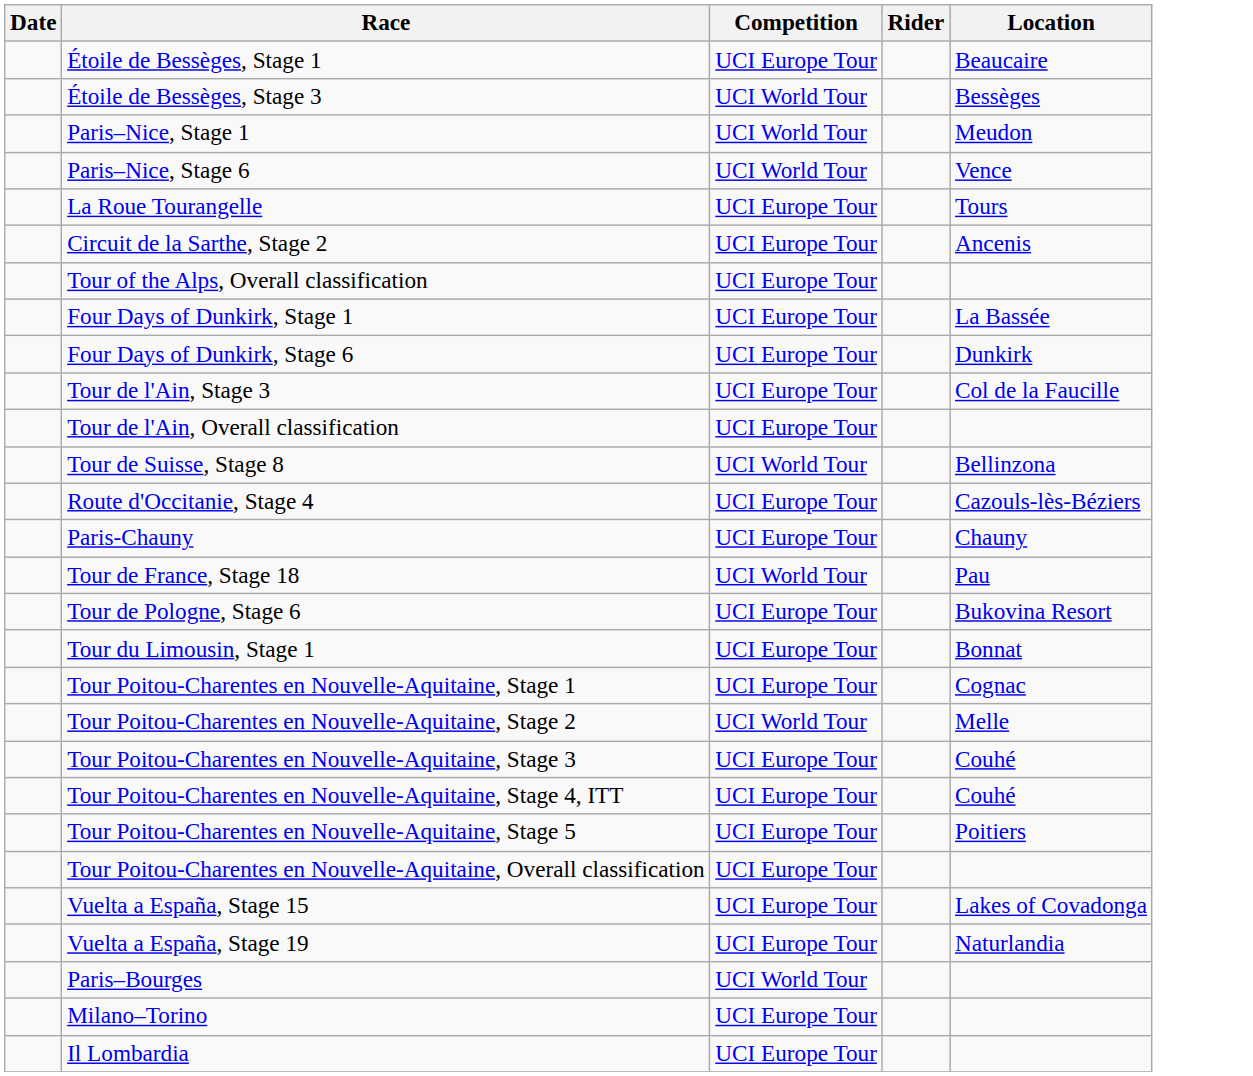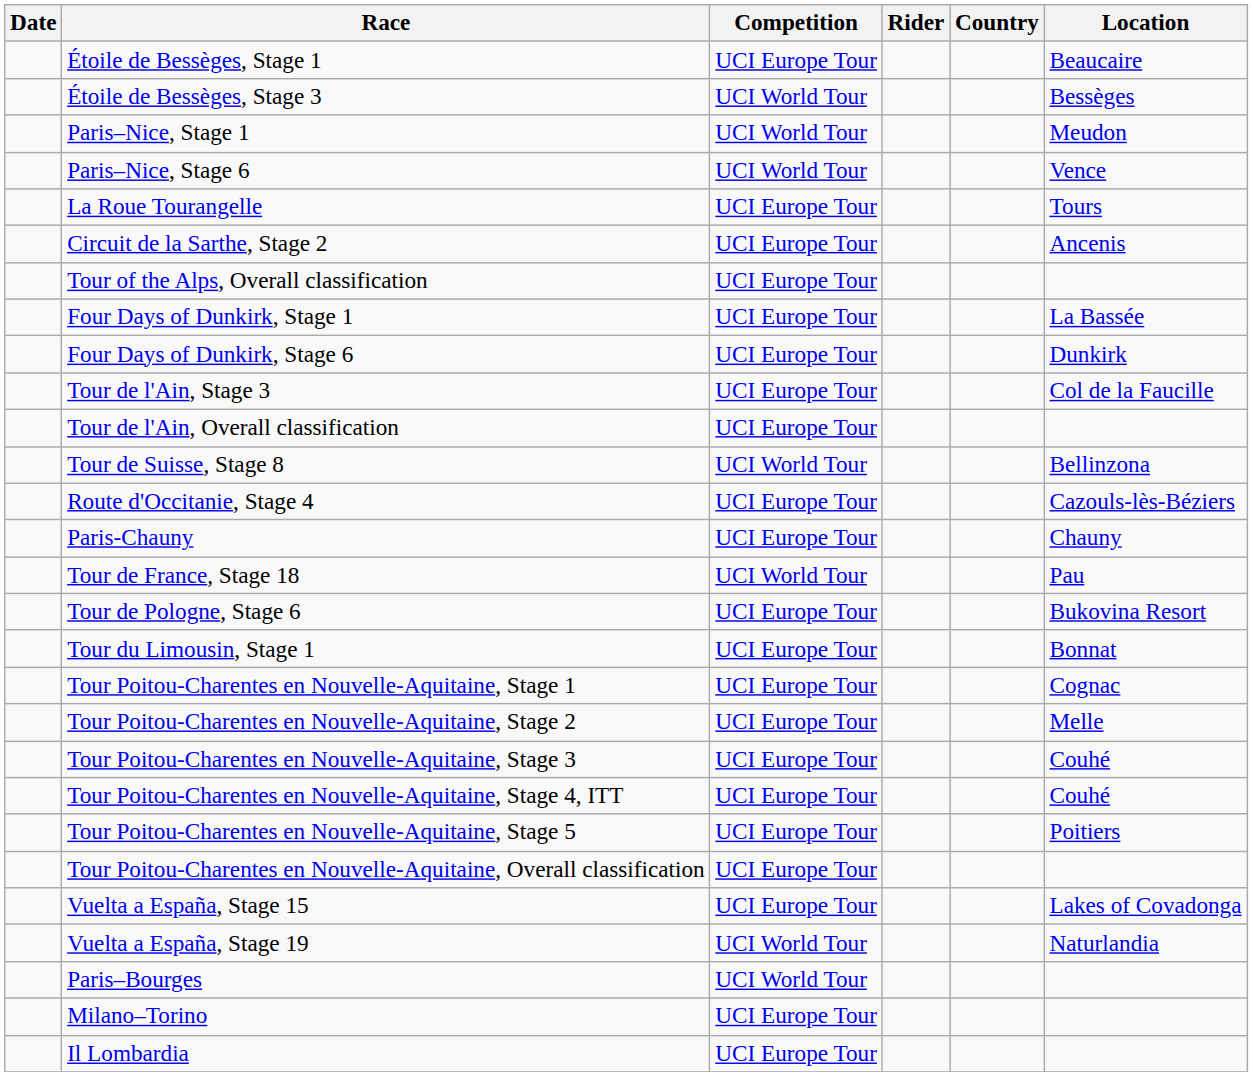+ column: (997, 22)
(791, 721) UCI World Tour -> (796, 721) UCI Europe Tour
(796, 942) UCI Europe Tour -> (791, 942) UCI World Tour
